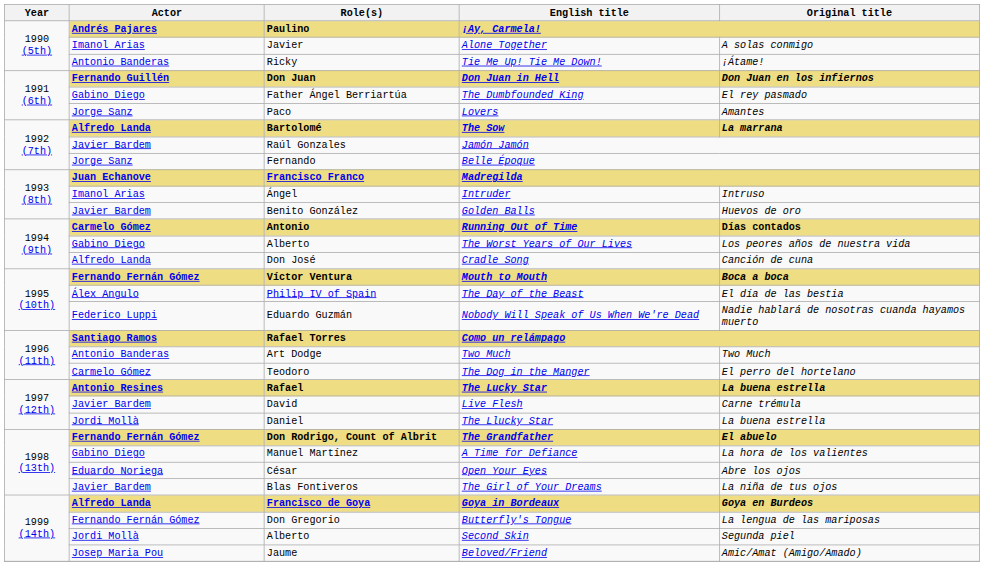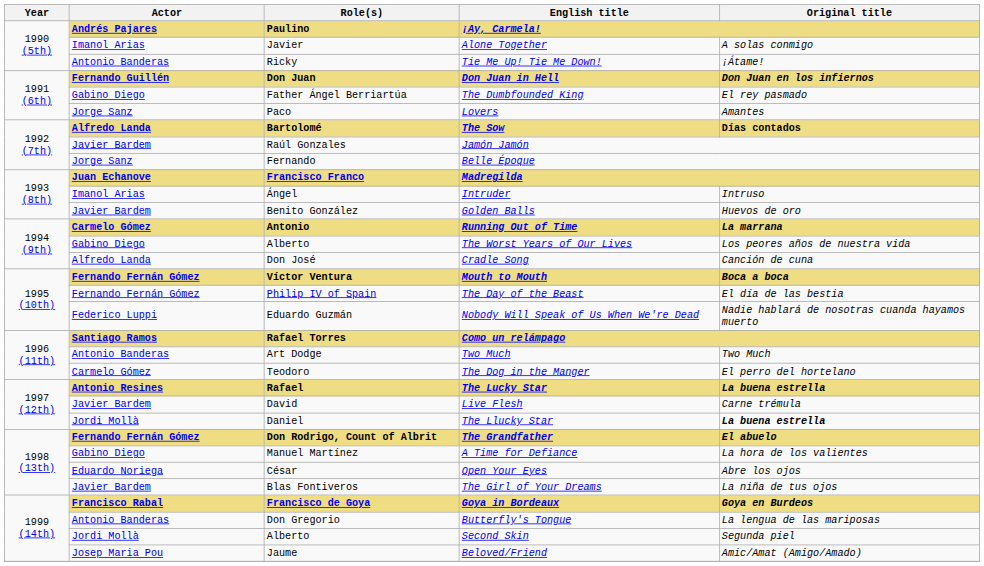(752, 128) La marrana -> (761, 128) Días contados
(761, 227) Días contados -> (752, 227) La marrana
(105, 294) Álex Angulo -> (136, 294) Fernando Fernán Gómez
(774, 421) normal -> (774, 421) bold
(111, 504) Alfredo Landa -> (117, 504) Francisco Rabal
(136, 520) Fernando Fernán Gómez -> (120, 520) Antonio Banderas
